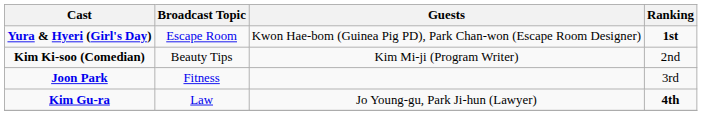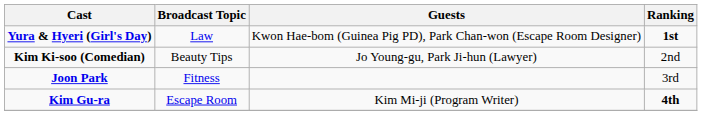(202, 36) Escape Room -> (202, 36) Law
(446, 57) Kim Mi-ji (Program Writer) -> (446, 57) Jo Young-gu, Park Ji-hun (Lawyer)
(202, 100) Law -> (202, 100) Escape Room
(446, 100) Jo Young-gu, Park Ji-hun (Lawyer) -> (446, 100) Kim Mi-ji (Program Writer)
